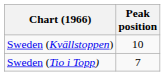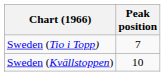rows swapped: (60, 44) <-> (53, 62)
